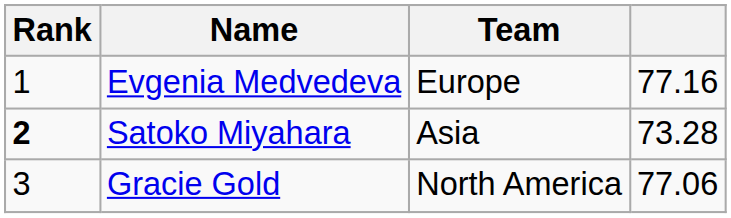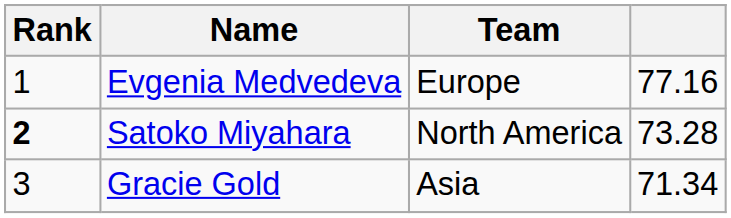(448, 133) Asia -> (519, 133) North America
(519, 184) North America -> (448, 184) Asia
(678, 184) 77.06 -> (678, 184) 71.34
